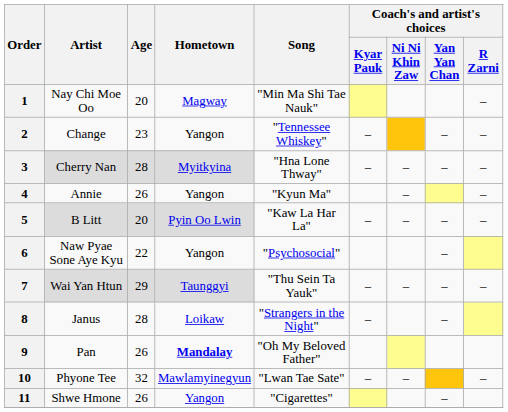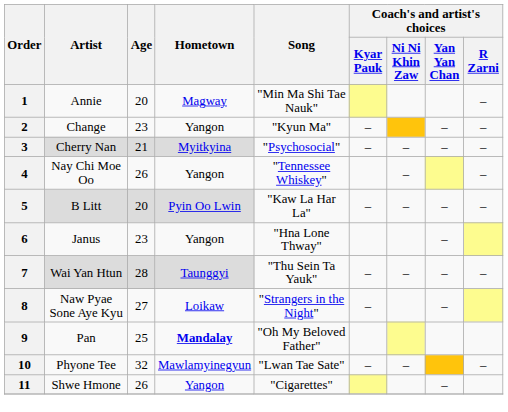(86, 101) Nay Chi Moe Oo -> (86, 101) Annie
(301, 134) "Tennessee Whiskey" -> (301, 127) "Kyun Ma"
(141, 167) 28 -> (141, 147) 21
(301, 167) "Hna Lone Thway" -> (301, 147) "Psychosocial"
(86, 193) Annie -> (86, 173) Nay Chi Moe Oo
(301, 193) "Kyun Ma" -> (301, 173) "Tennessee Whiskey"
(86, 253) Naw Pyae Sone Aye Kyu -> (86, 239) Janus
(141, 253) 22 -> (141, 239) 23
(301, 253) "Psychosocial" -> (301, 239) "Hna Lone Thway"
(141, 286) 29 -> (141, 272) 28
(86, 319) Janus -> (86, 305) Naw Pyae Sone Aye Kyu
(141, 319) 28 -> (141, 305) 27
(141, 352) 26 -> (141, 338) 25
